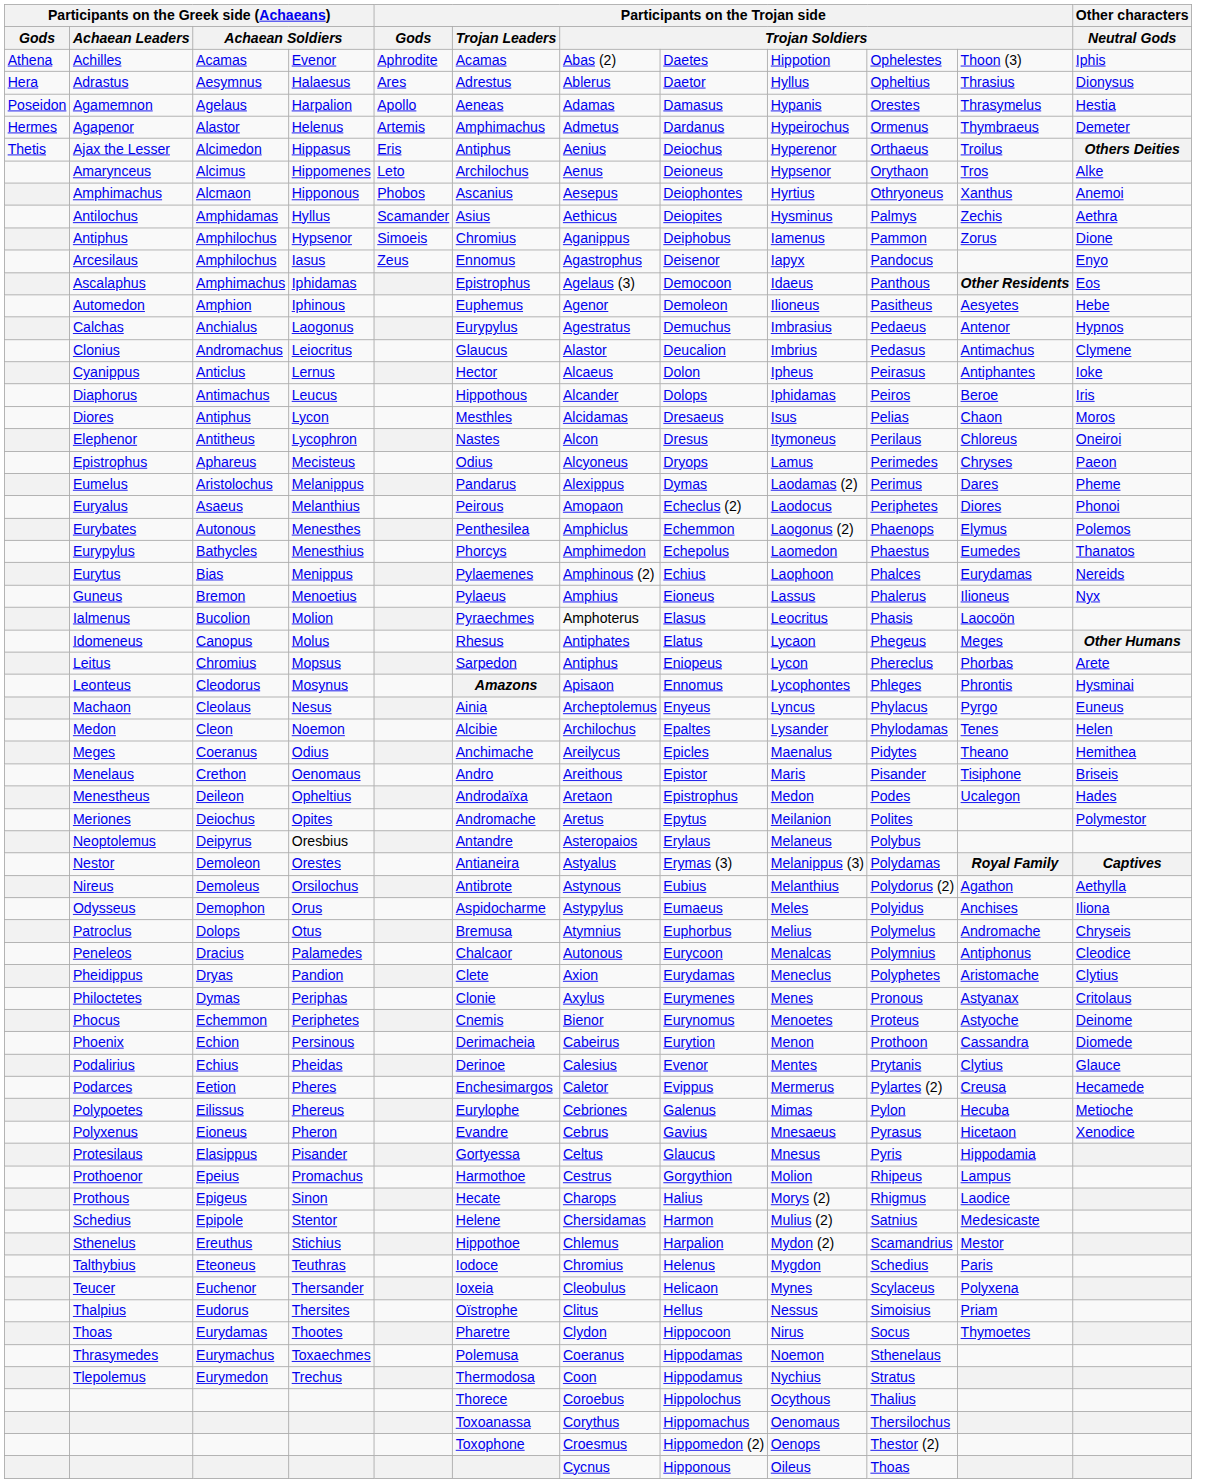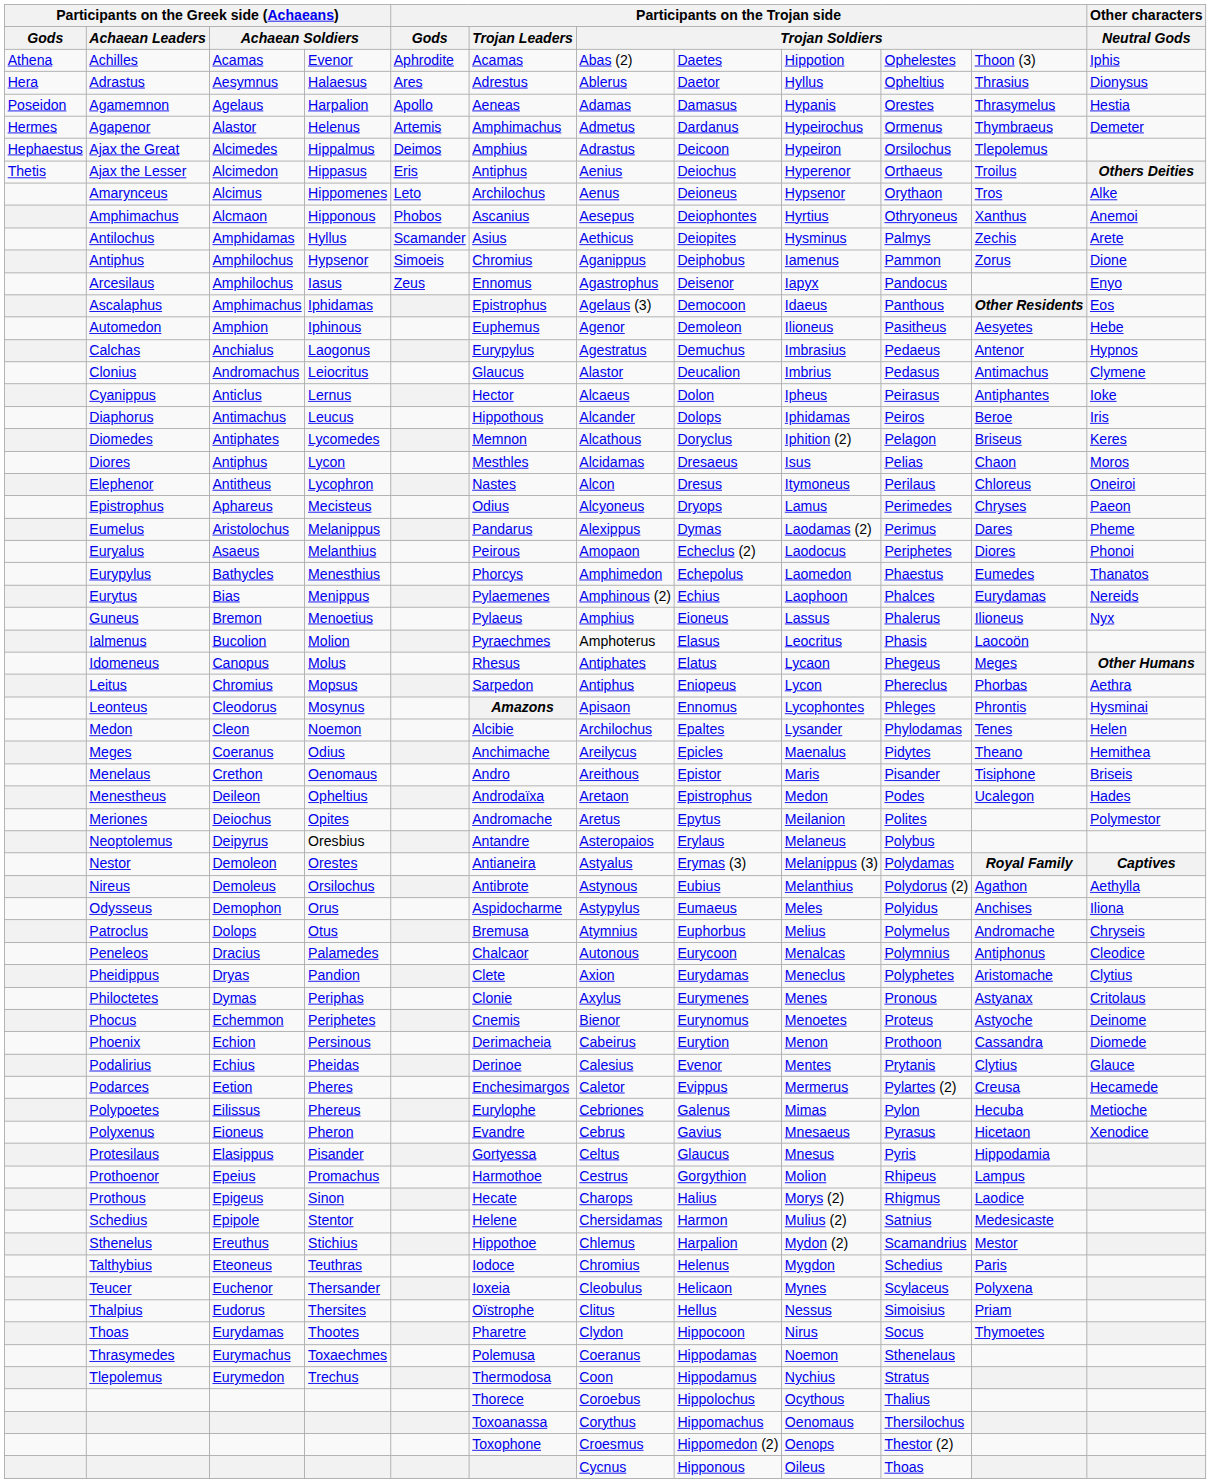+ row: (134, 149)
(1097, 216) Aethra -> (1107, 238) Arete
+ row: (121, 439)
- row: (105, 529)
(1093, 663) Arete -> (1111, 685) Aethra
- row: (102, 707)
